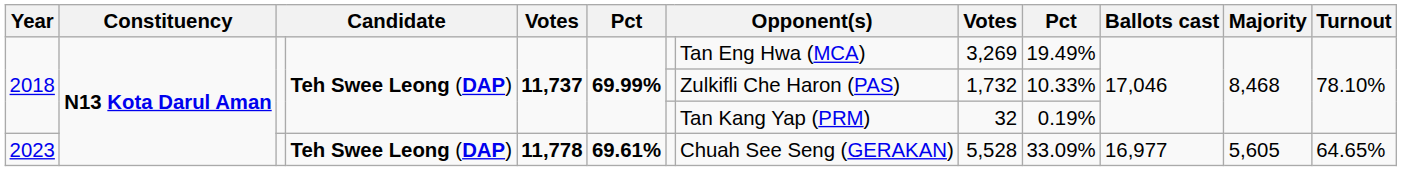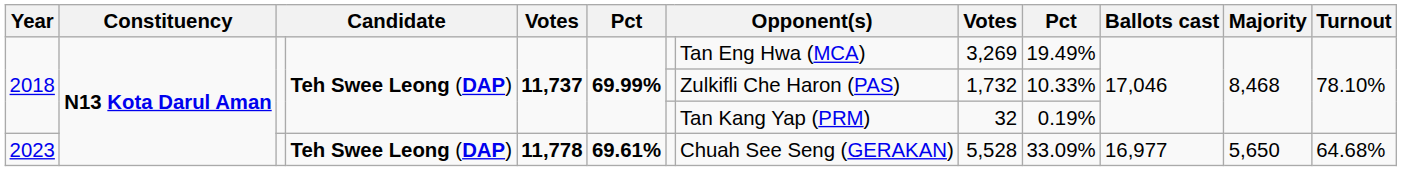(1254, 150) 5,605 -> (1254, 150) 5,650
(1351, 150) 64.65% -> (1351, 150) 64.68%
